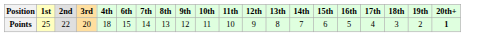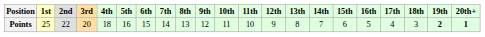+ column: (126, 10)
(420, 24) normal -> (440, 24) bold
